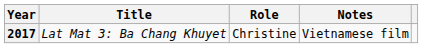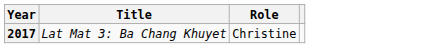- column: (355, 14)
